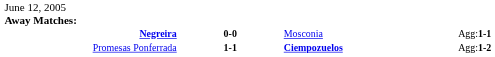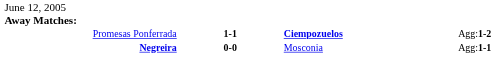rows swapped: (135, 48) <-> (158, 34)
